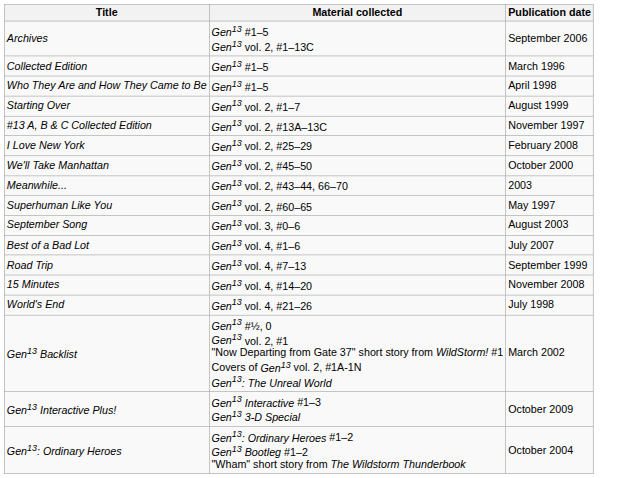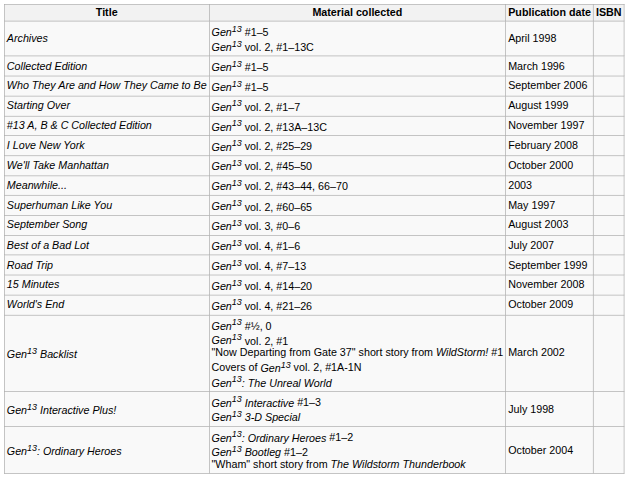+ column: (609, 13)
(548, 38) September 2006 -> (532, 38) April 1998
(532, 86) April 1998 -> (548, 86) September 2006
(531, 305) July 1998 -> (541, 305) October 2009
(541, 409) October 2009 -> (531, 409) July 1998
